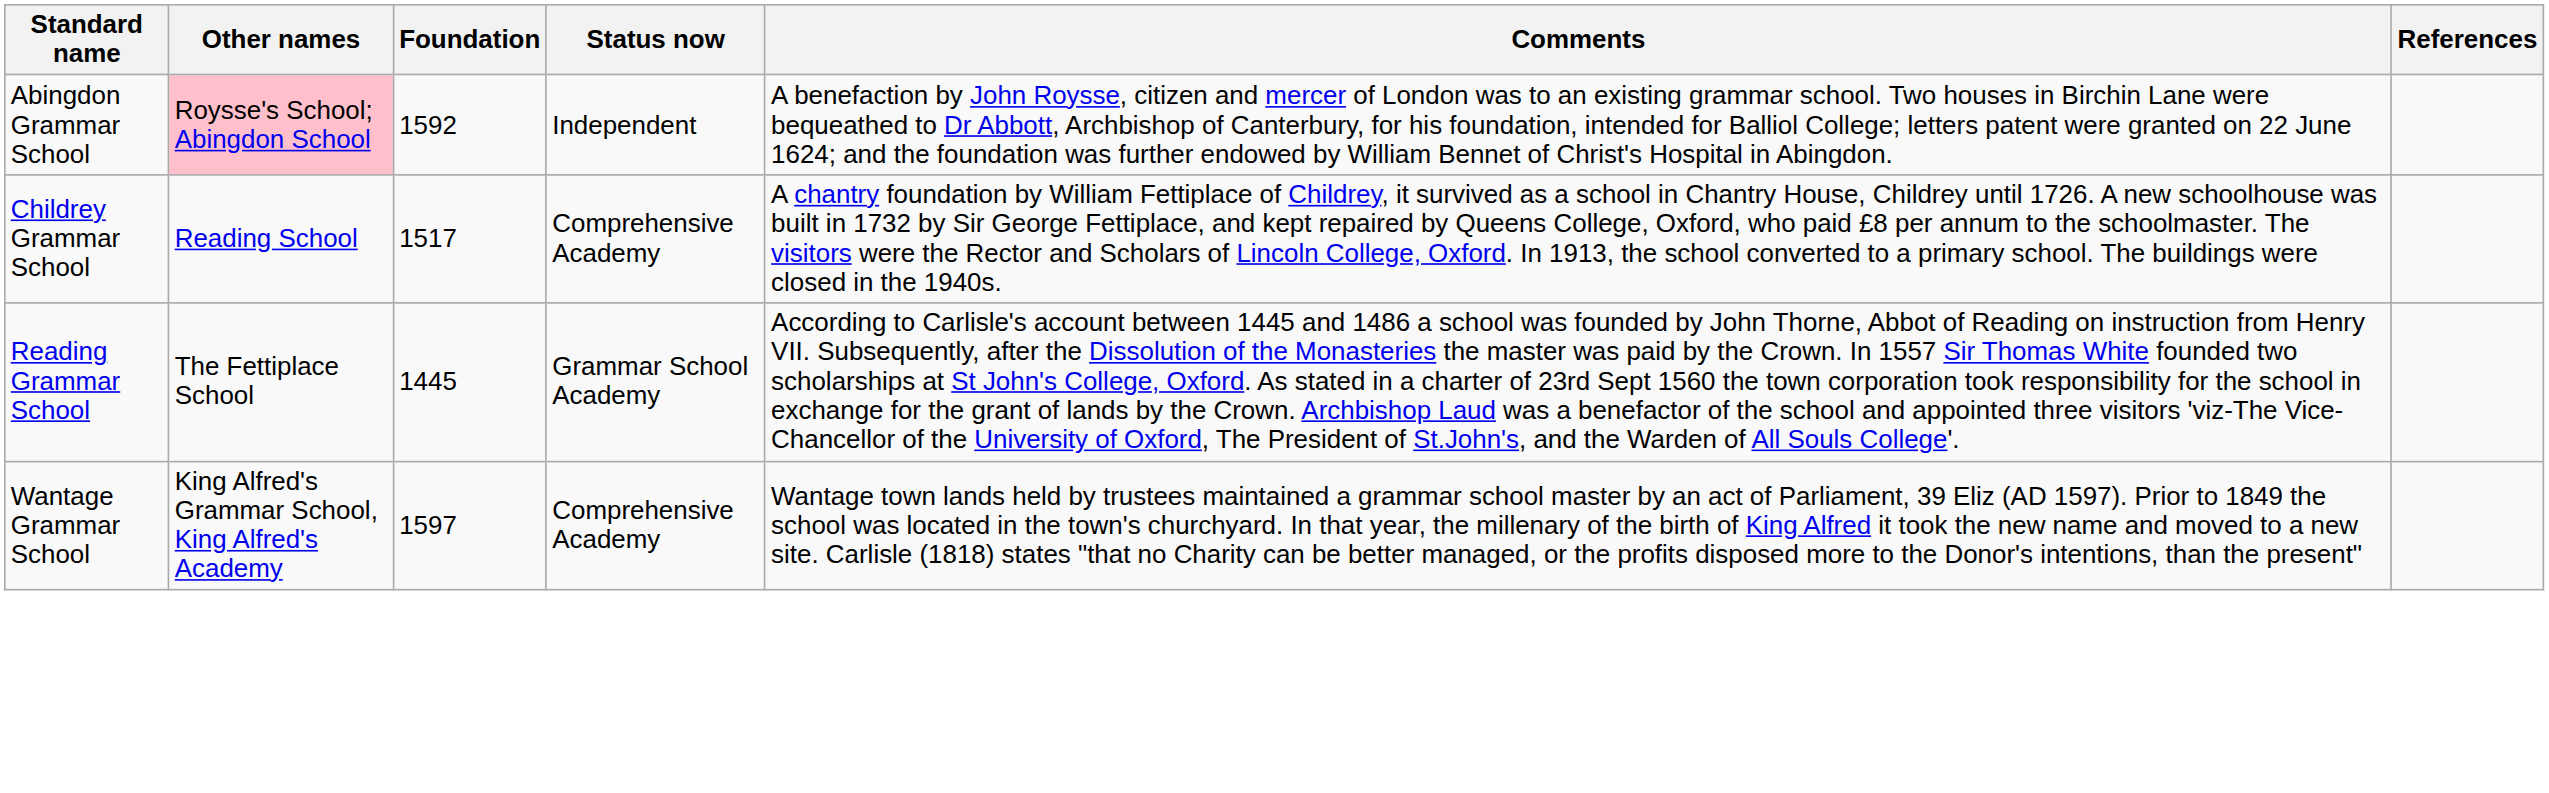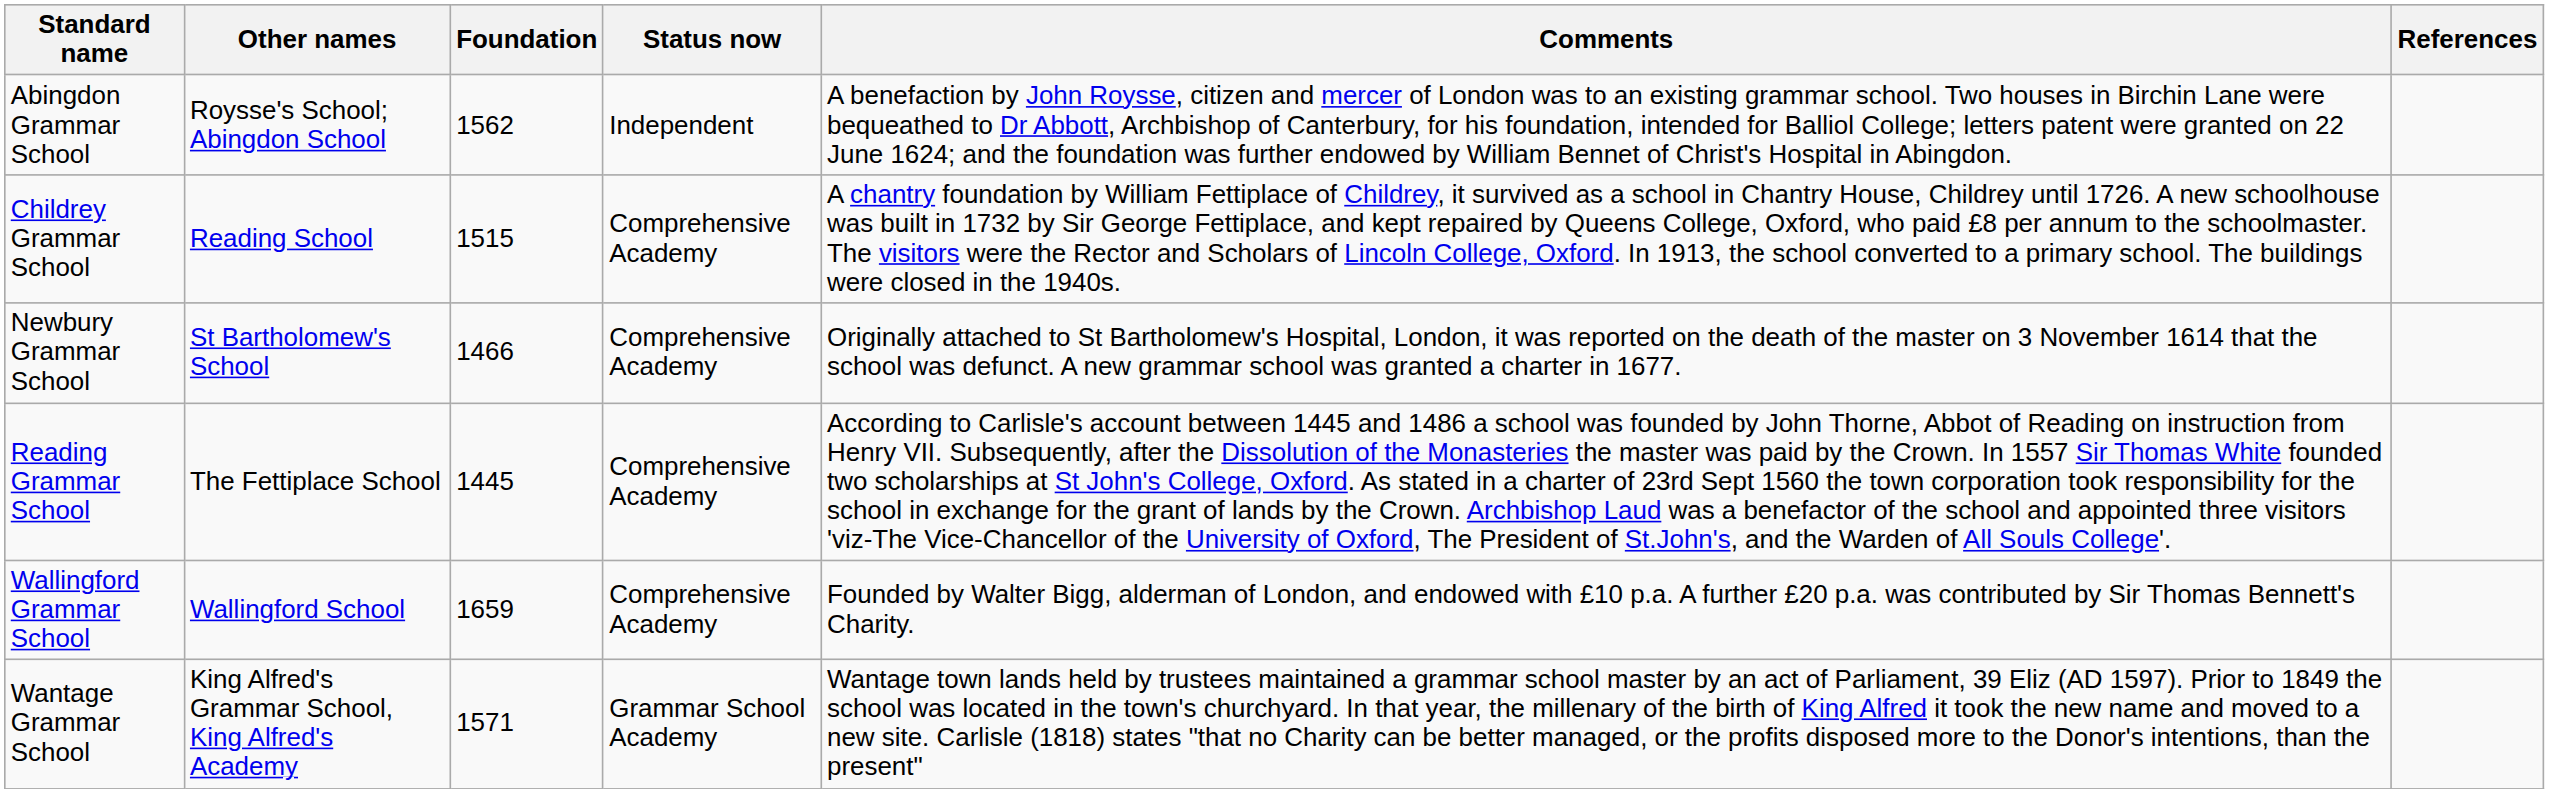(274, 124) pink background -> (289, 124) no background
(428, 124) 1592 -> (485, 124) 1562
(428, 238) 1517 -> (485, 238) 1515
+ row: (66, 352)
(650, 381) Grammar School Academy -> (700, 481) Comprehensive Academy
+ row: (75, 609)
(428, 524) 1597 -> (485, 723) 1571
(643, 524) Comprehensive Academy -> (707, 723) Grammar School Academy
